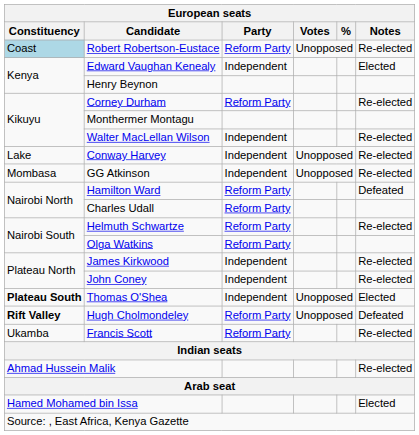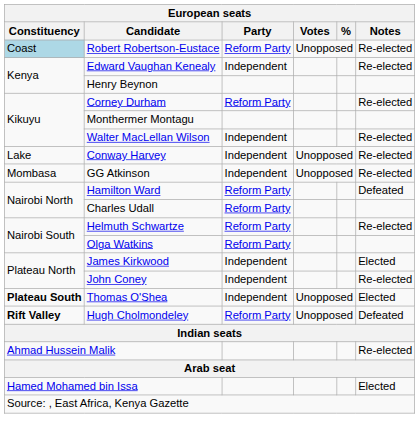(377, 66) Elected -> (385, 66) Re-elected
(385, 262) Re-elected -> (377, 262) Elected
- row: (119, 333)
